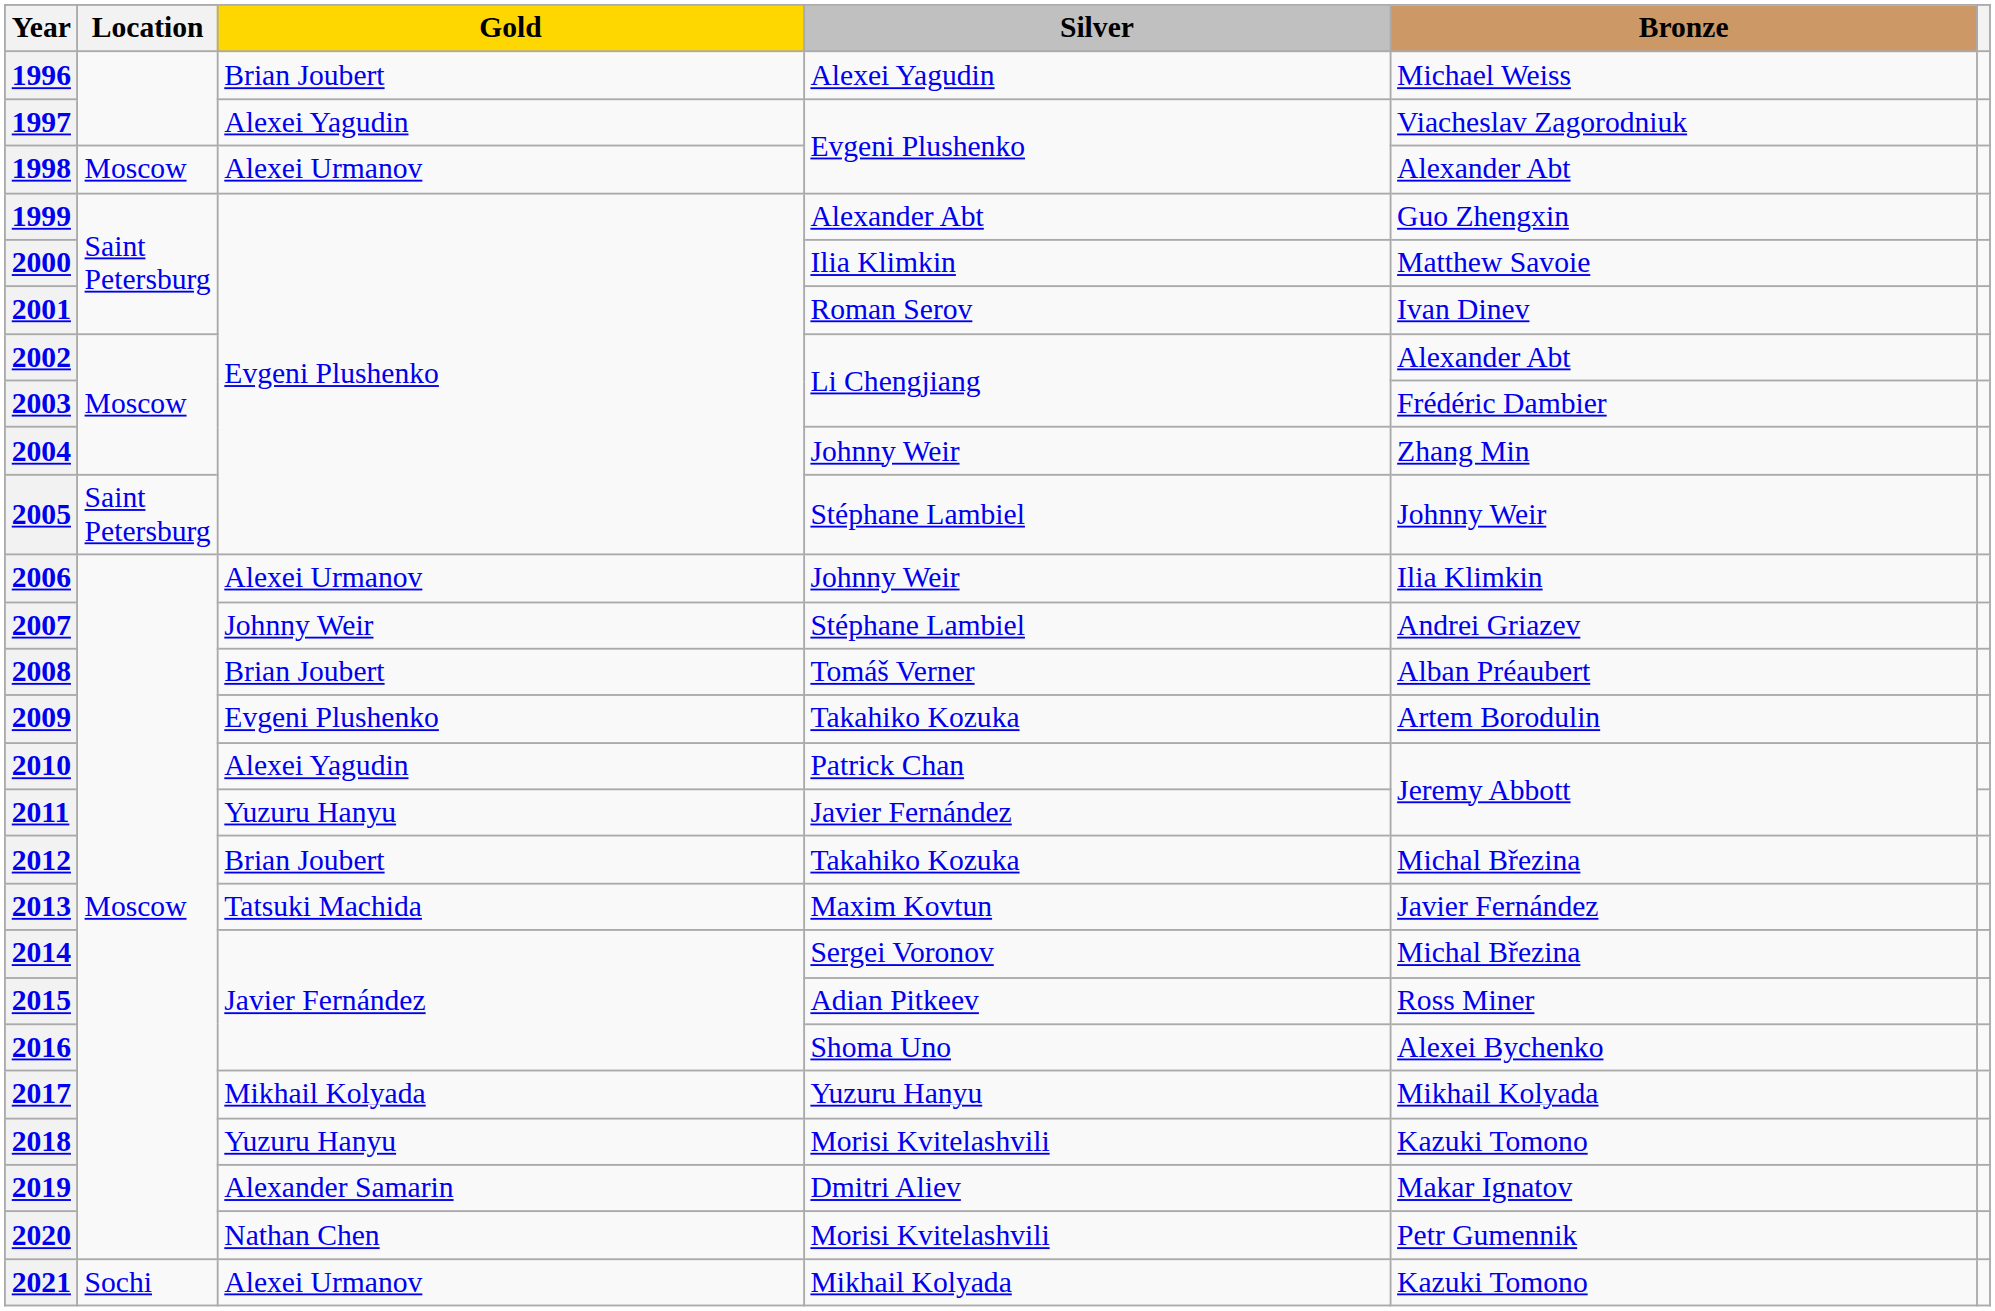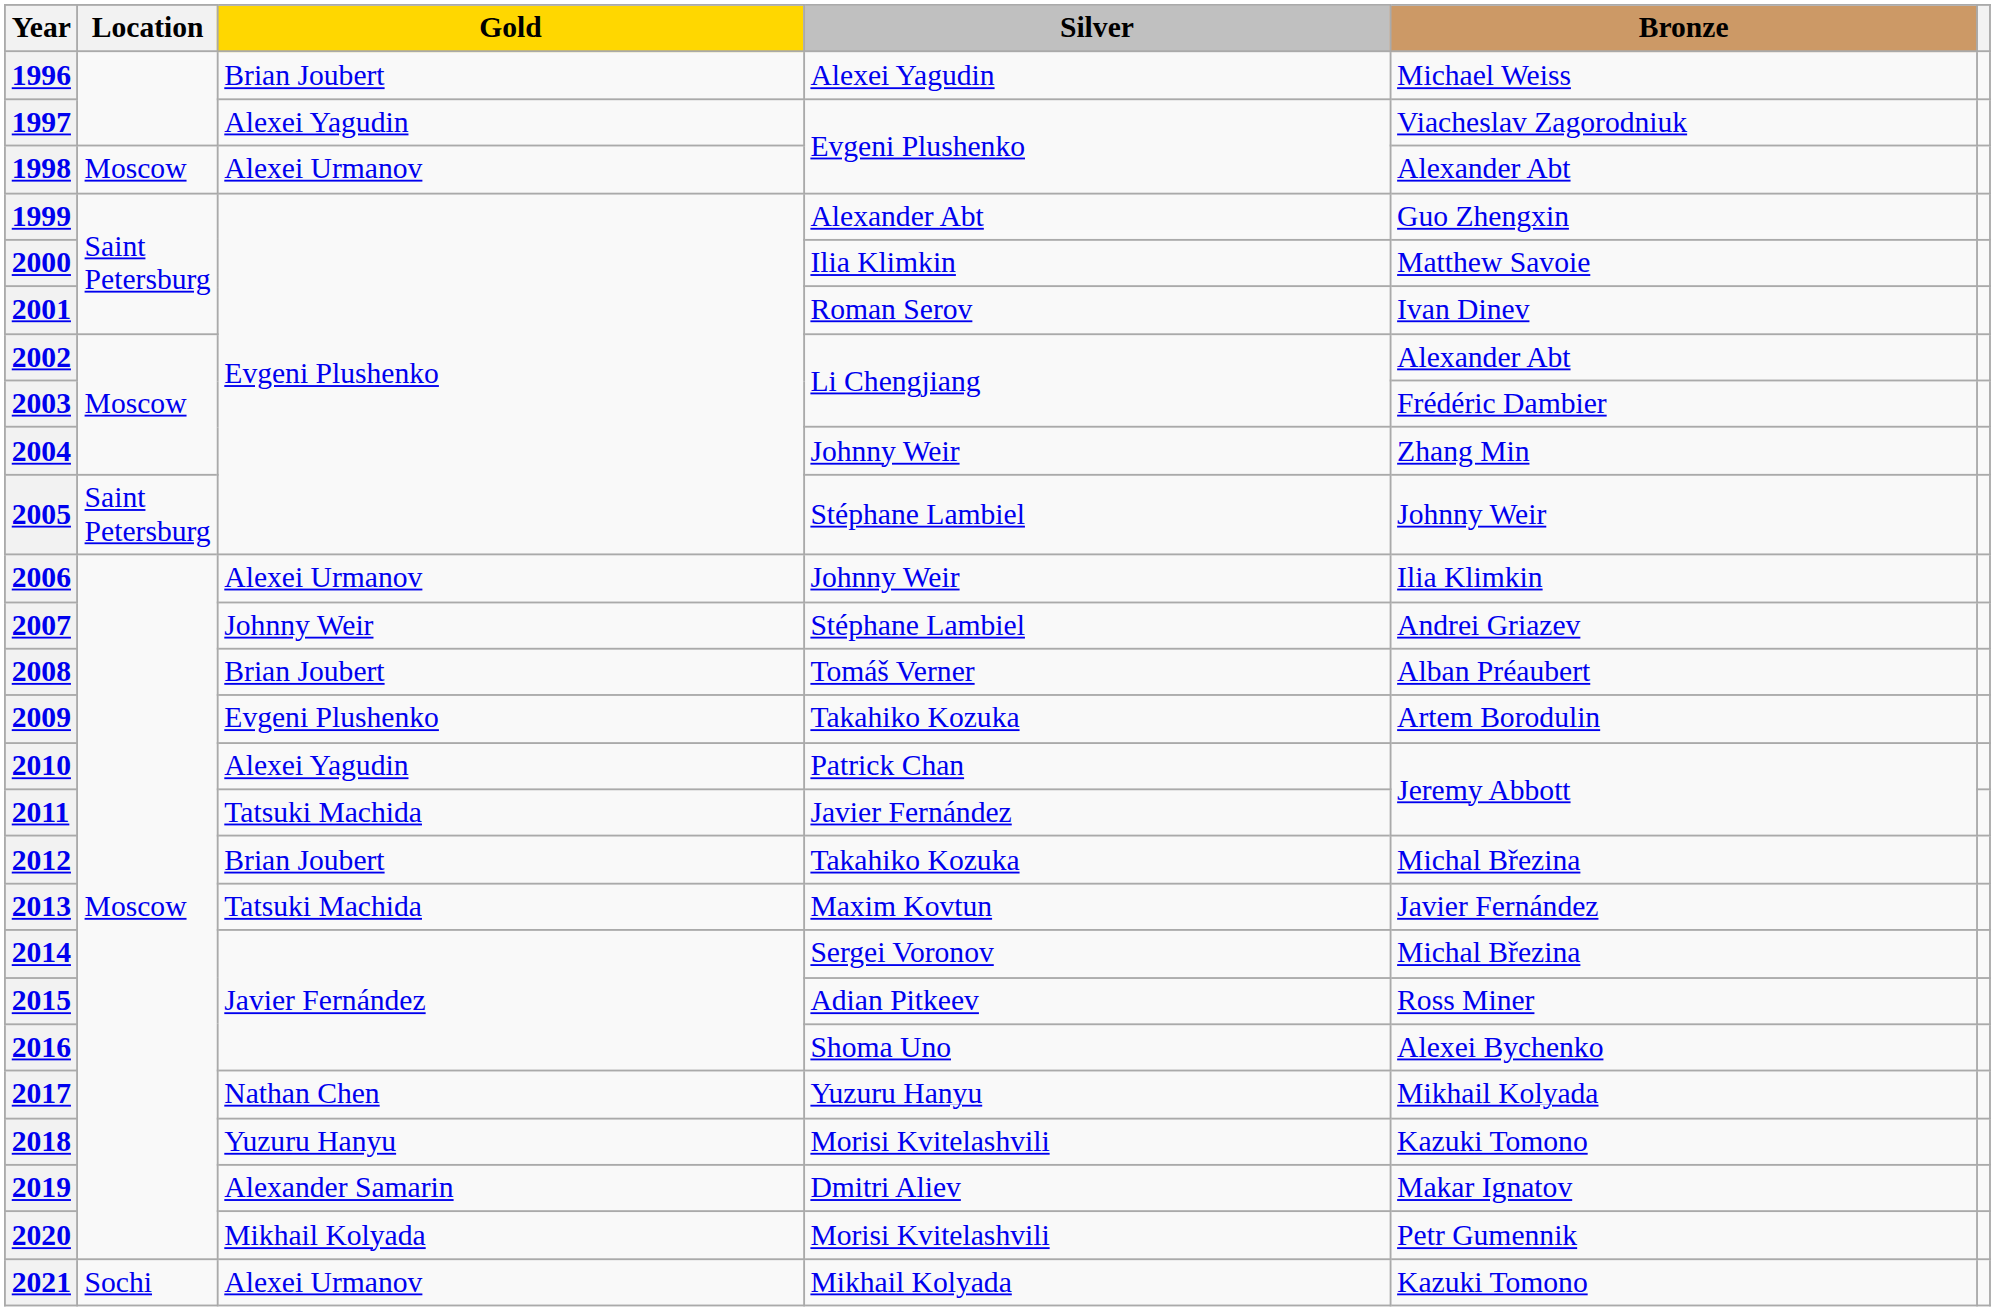(310, 812) Yuzuru Hanyu -> (323, 812) Tatsuki Machida
(325, 1094) Mikhail Kolyada -> (302, 1094) Nathan Chen
(302, 1234) Nathan Chen -> (325, 1234) Mikhail Kolyada
